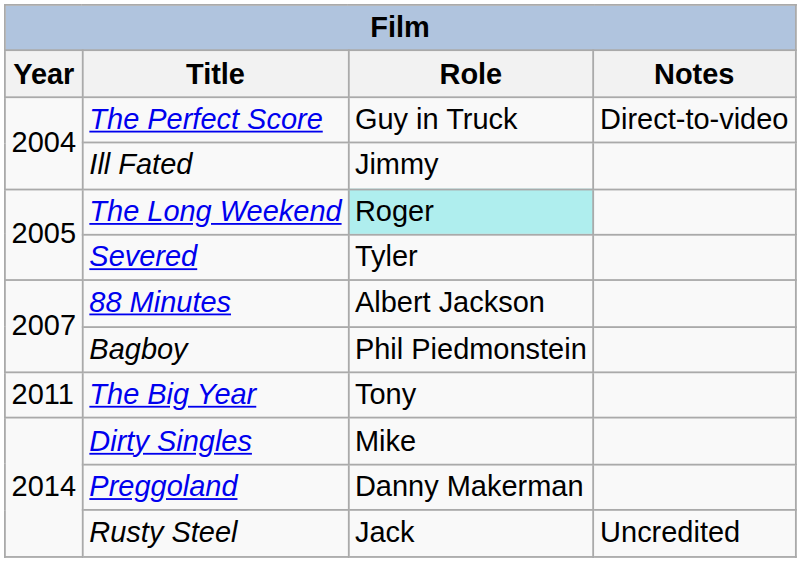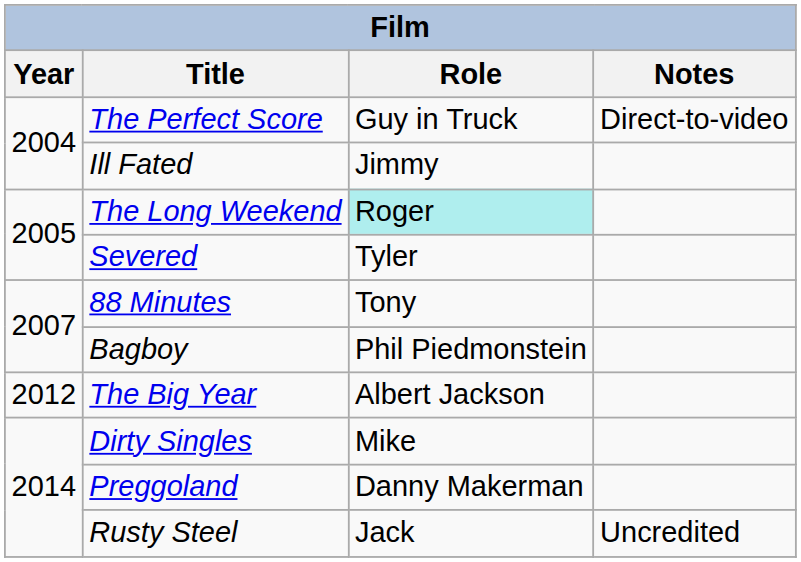(450, 303) Albert Jackson -> (386, 303) Tony
(43, 394) 2011 -> (44, 394) 2012
(386, 394) Tony -> (450, 394) Albert Jackson
